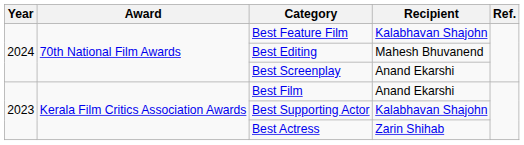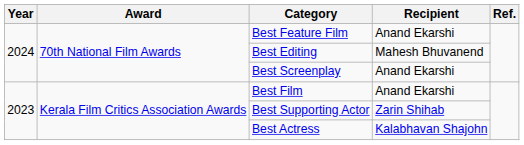(431, 33) Kalabhavan Shajohn -> (415, 33) Anand Ekarshi
(431, 110) Kalabhavan Shajohn -> (410, 110) Zarin Shihab
(410, 129) Zarin Shihab -> (431, 129) Kalabhavan Shajohn
